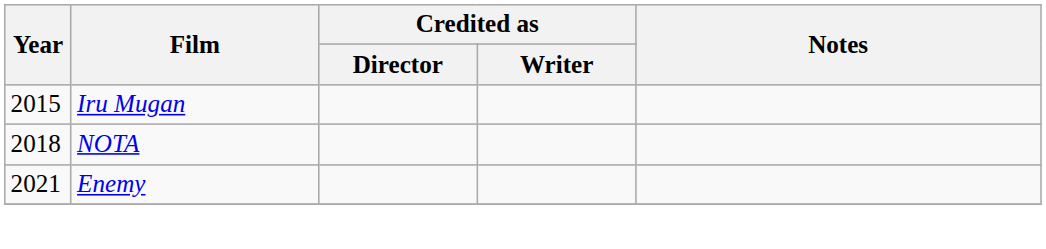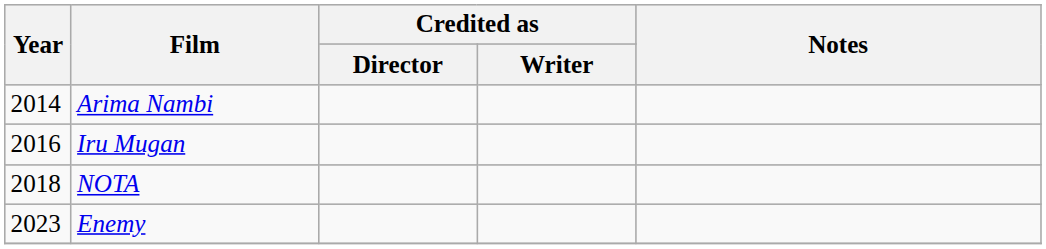+ row: (145, 104)
(36, 104) 2015 -> (36, 143) 2016
(36, 183) 2021 -> (36, 223) 2023
